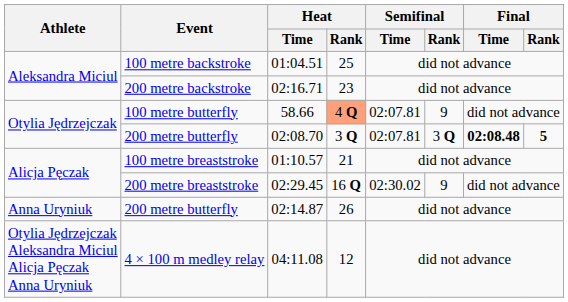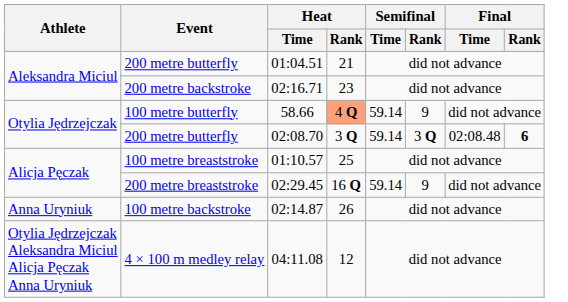(188, 64) 100 metre backstroke -> (181, 64) 200 metre butterfly
(346, 64) 25 -> (346, 64) 21
(395, 112) 02:07.81 -> (386, 112) 59.14
(395, 136) 02:07.81 -> (386, 136) 59.14
(494, 136) bold -> (475, 136) normal
(544, 136) 5 -> (525, 136) 6
(346, 161) 21 -> (346, 161) 25
(395, 185) 02:30.02 -> (386, 185) 59.14
(181, 209) 200 metre butterfly -> (188, 209) 100 metre backstroke
